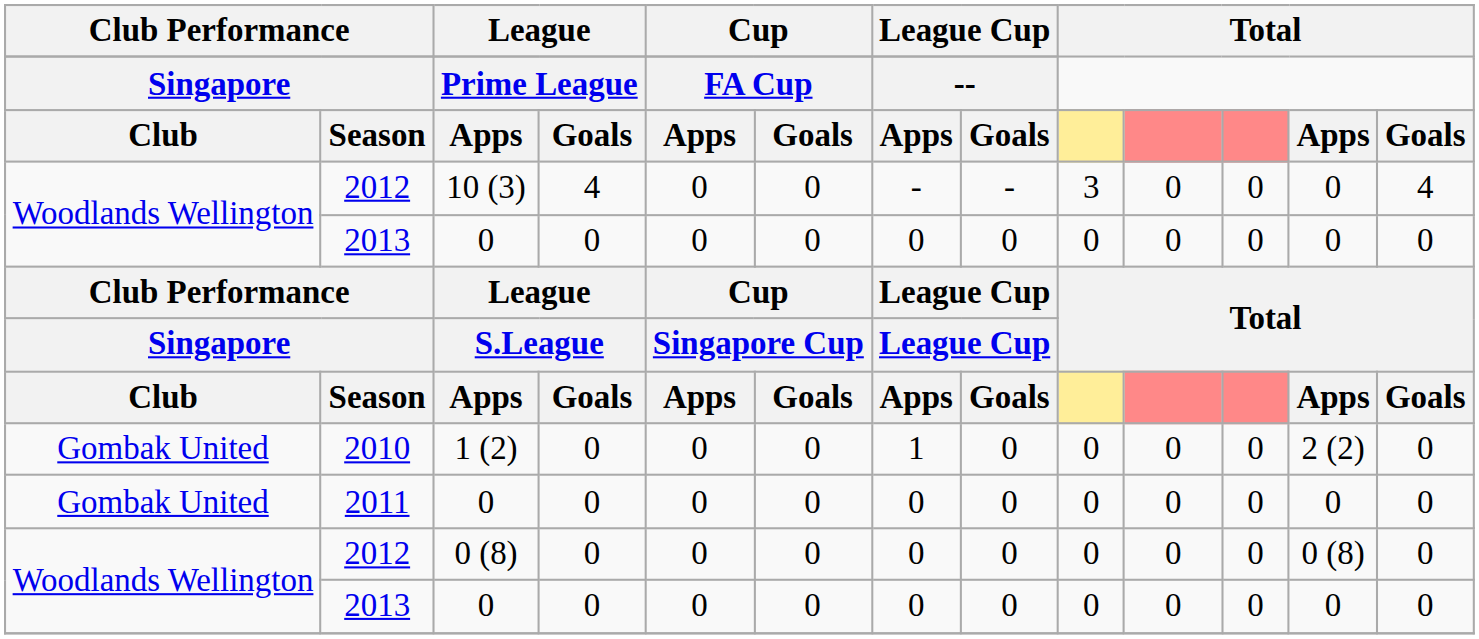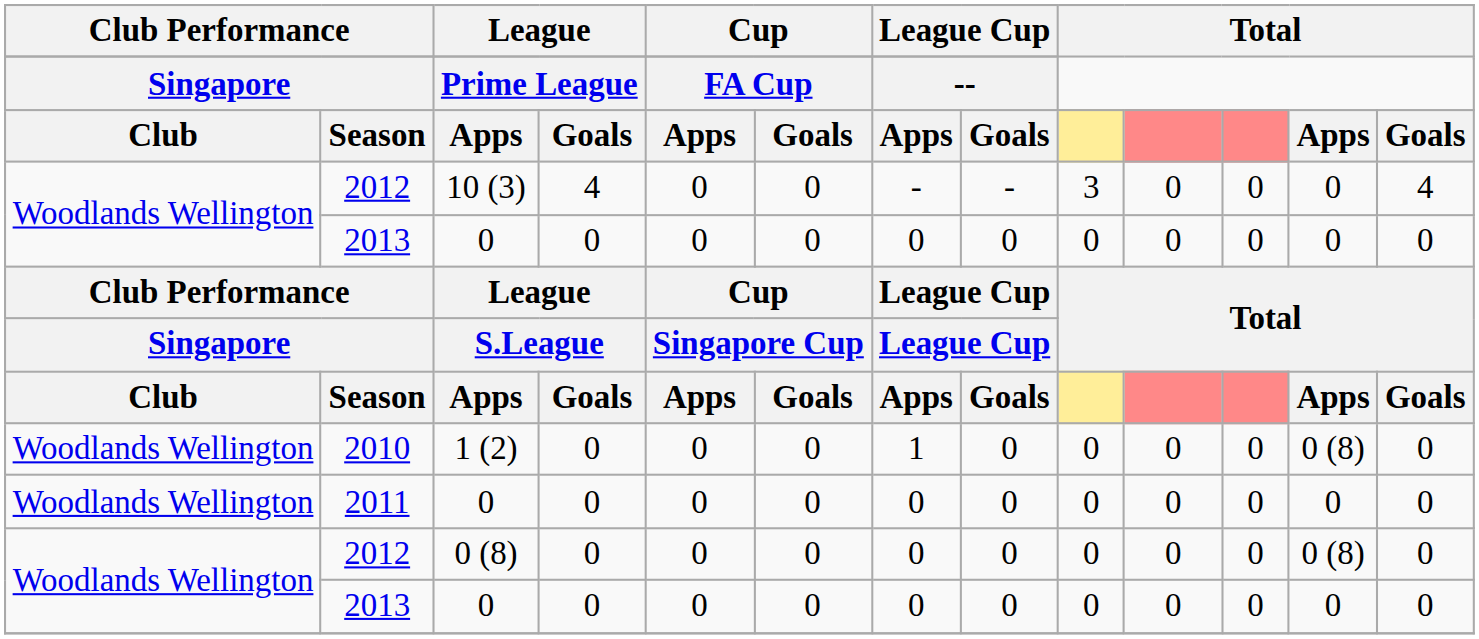(163, 448) Gombak United -> (163, 448) Woodlands Wellington
(1333, 448) 2 (2) -> (1333, 448) 0 (8)
(163, 501) Gombak United -> (163, 501) Woodlands Wellington
